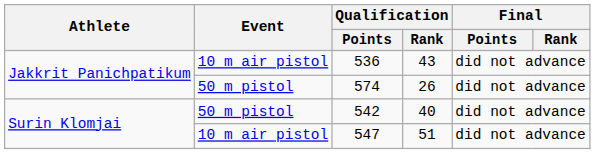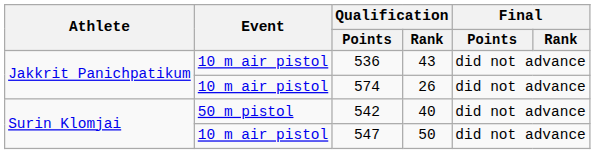(246, 87) 50 m pistol -> (263, 87) 10 m air pistol
(427, 136) 51 -> (427, 136) 50
